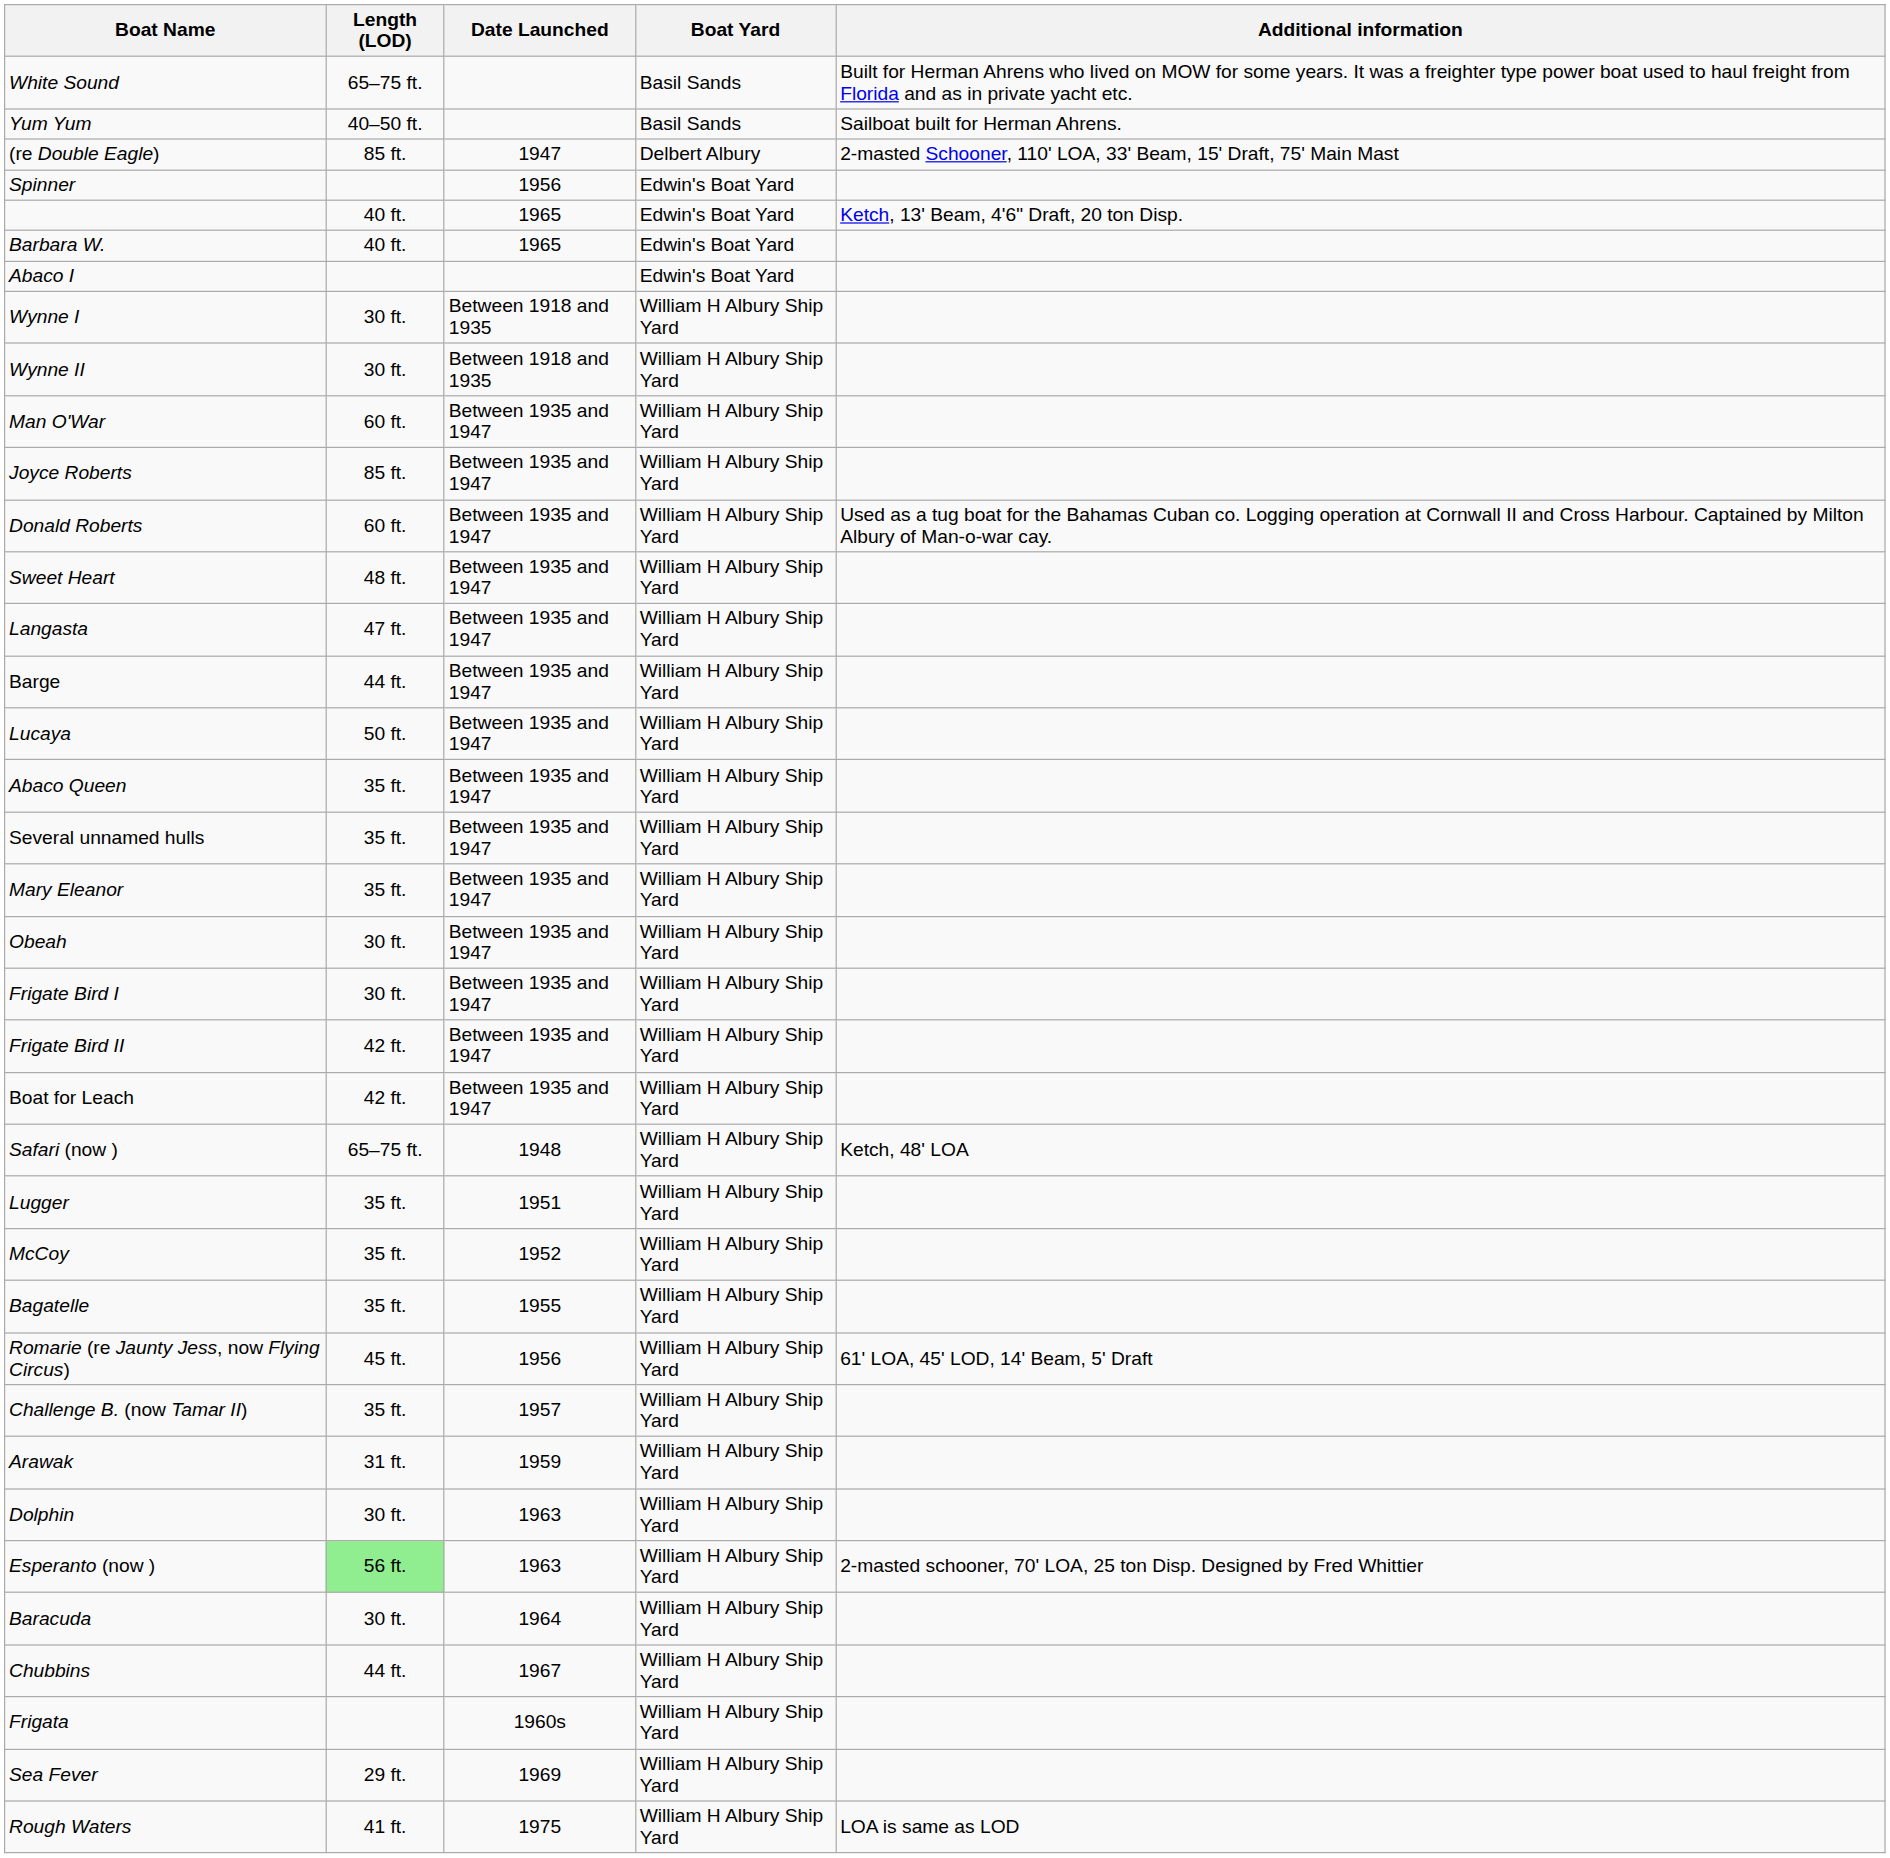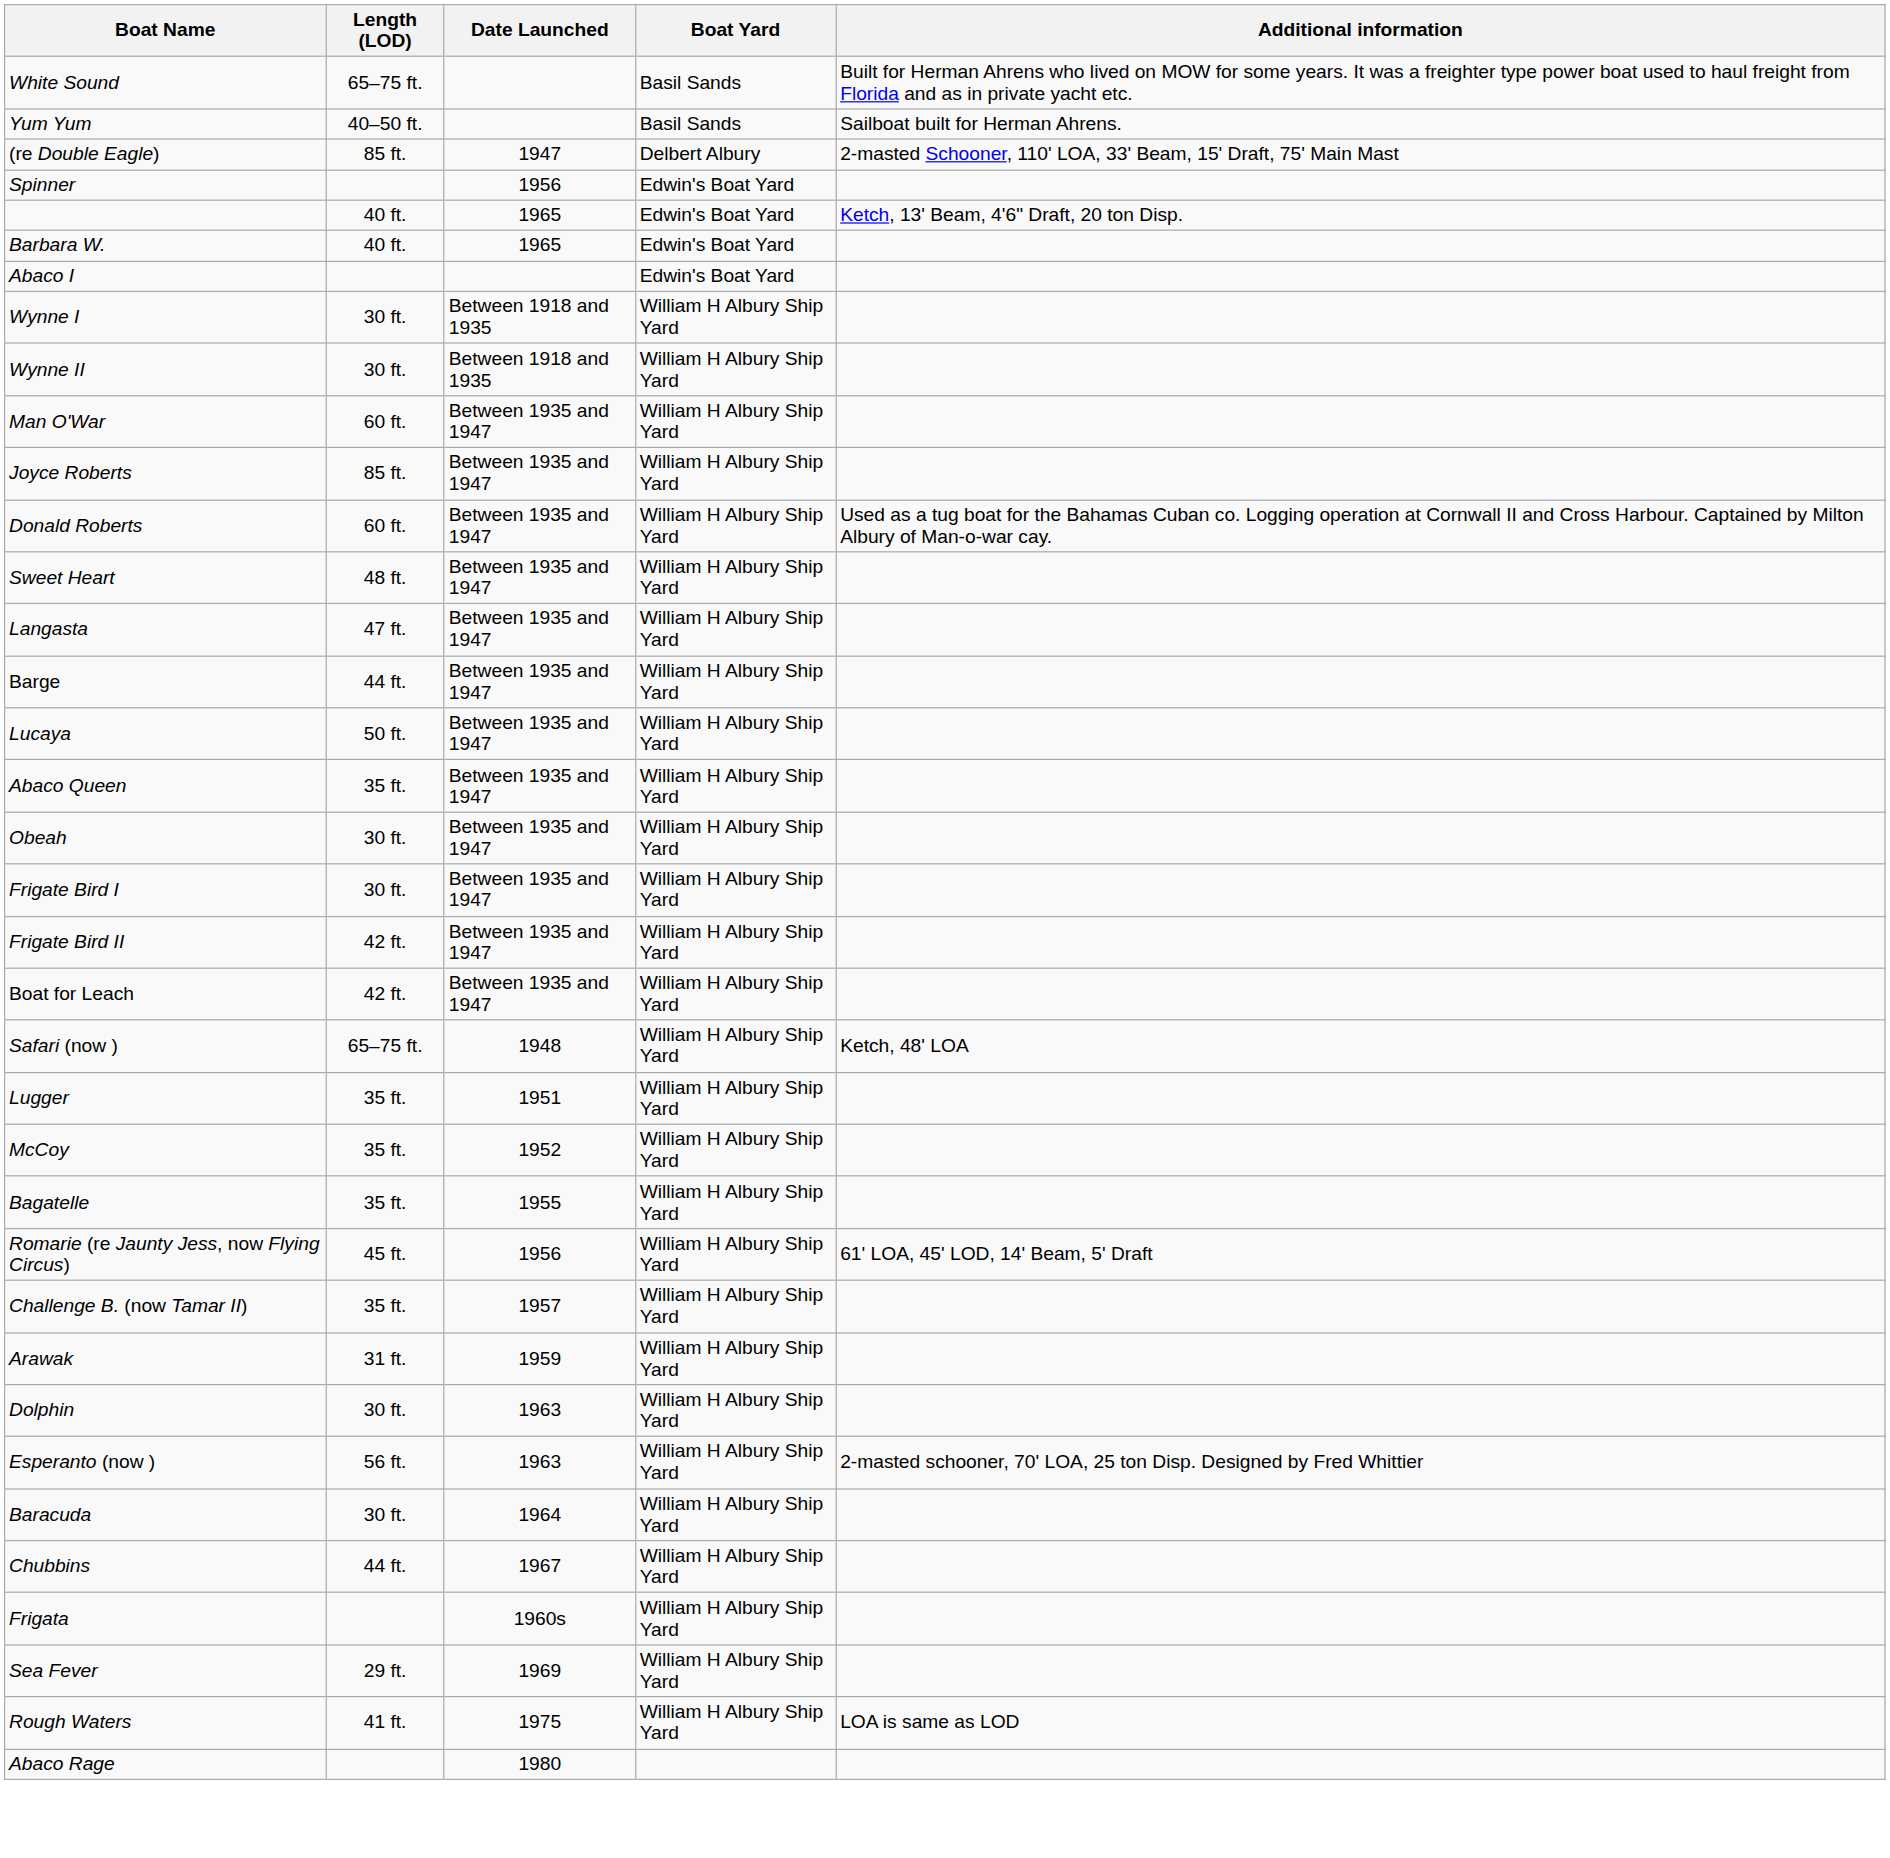- row: (107, 837)
- row: (66, 889)
(385, 1566) lightgreen background -> (385, 1462) no background
+ row: (62, 1763)
